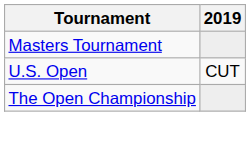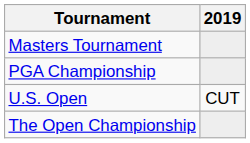+ row: (82, 72)
